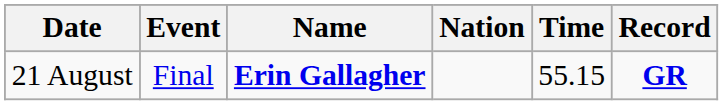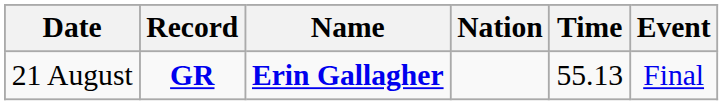columns swapped: (183, 27) <-> (665, 27)
(572, 74) 55.15 -> (590, 74) 55.13
